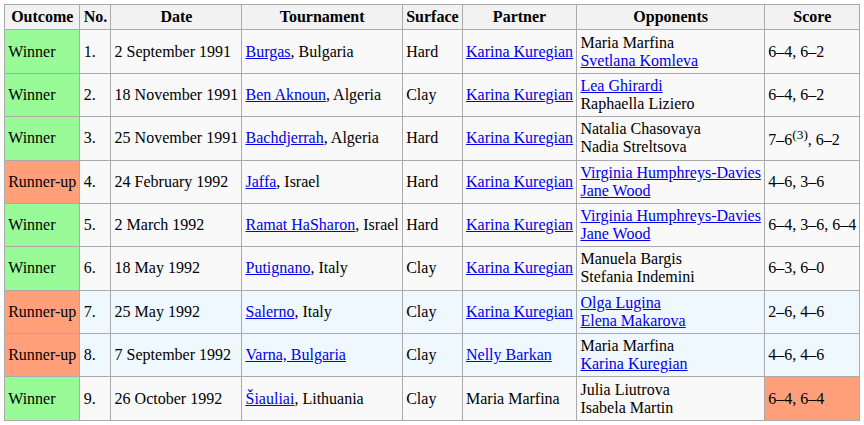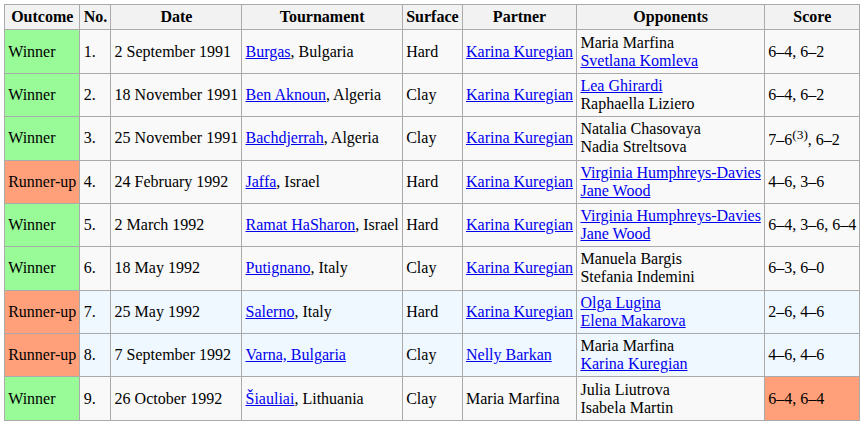(422, 138) Hard -> (421, 138) Clay
(421, 311) Clay -> (422, 311) Hard
